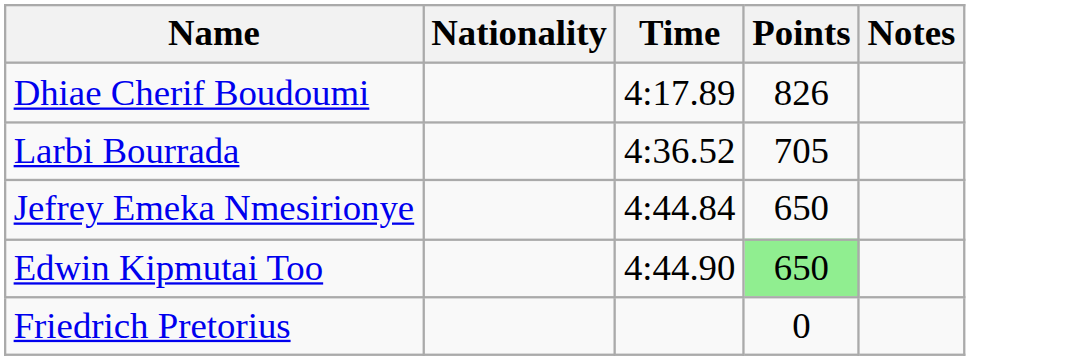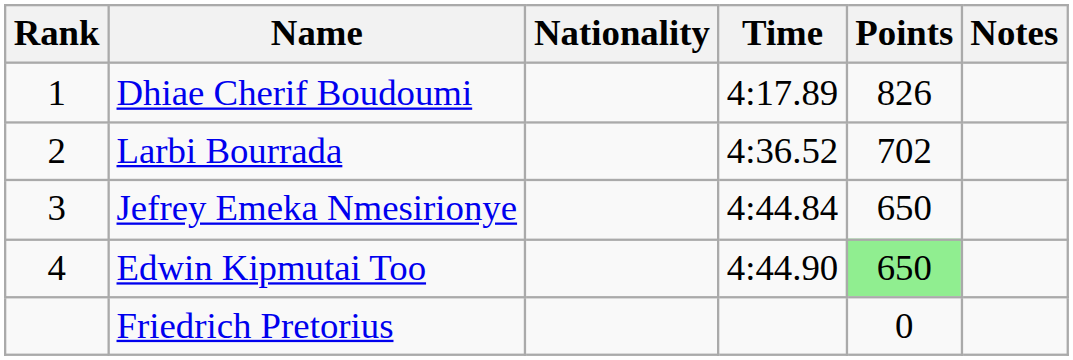+ column: (57, 33)
(801, 150) 705 -> (904, 150) 702
